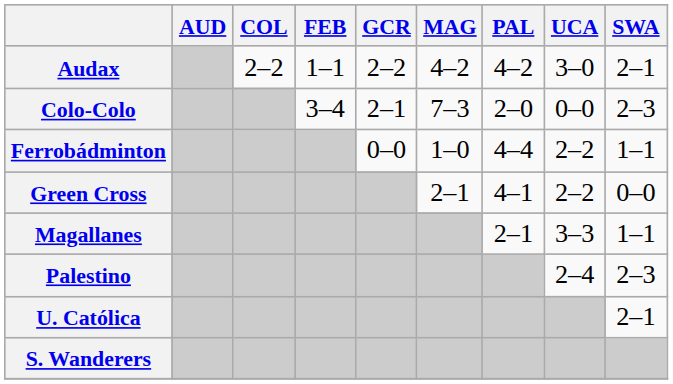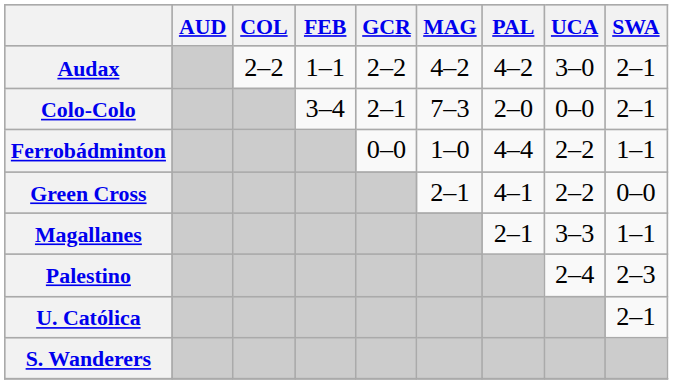(636, 108) 2–3 -> (636, 108) 2–1
